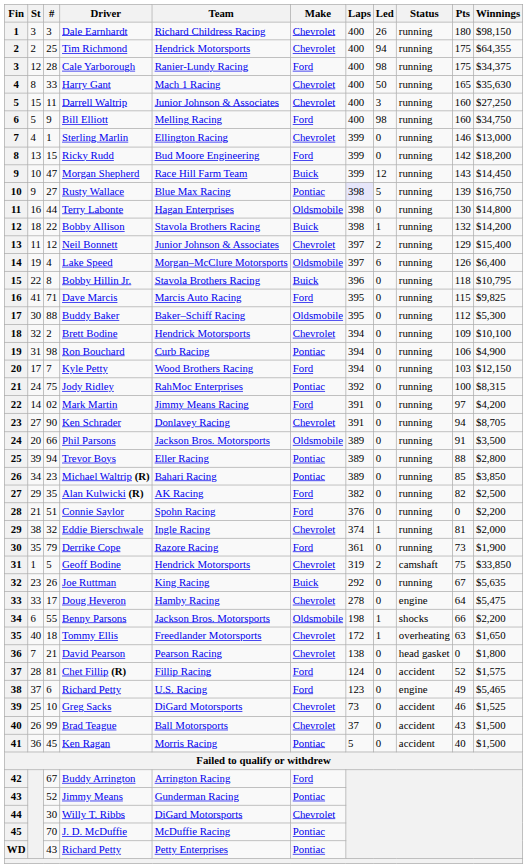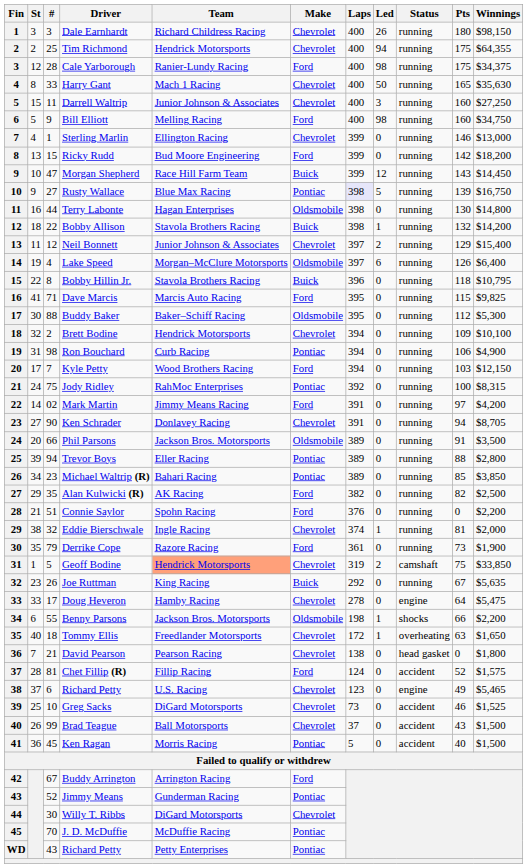(202, 565) no background -> (202, 565) lightsalmon background
(303, 689) Ford -> (314, 689) Chevrolet
